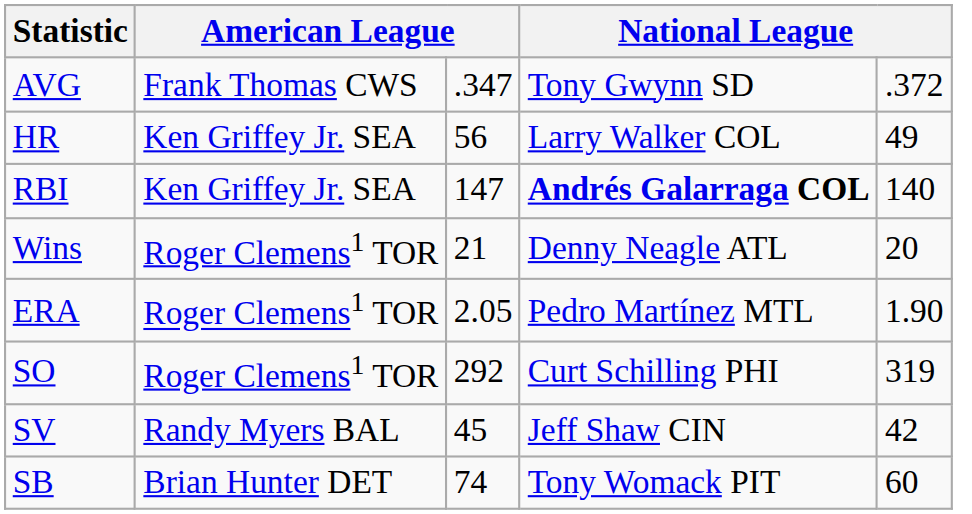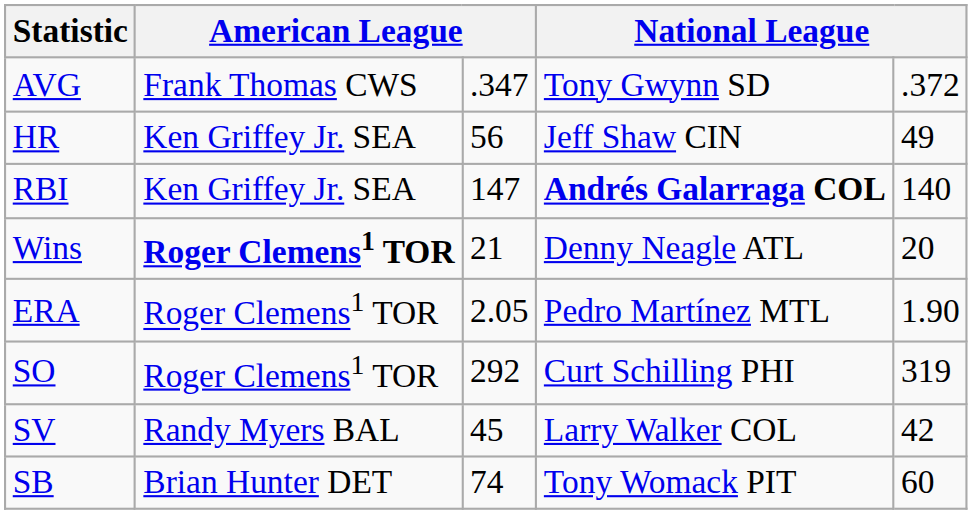(654, 137) Larry Walker COL -> (643, 137) Jeff Shaw CIN
(291, 247) normal -> (299, 247) bold
(627, 429) Jeff Shaw CIN -> (670, 429) Larry Walker COL
